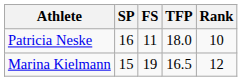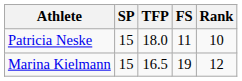columns swapped: (150, 16) <-> (179, 16)
(126, 40) 16 -> (126, 40) 15
